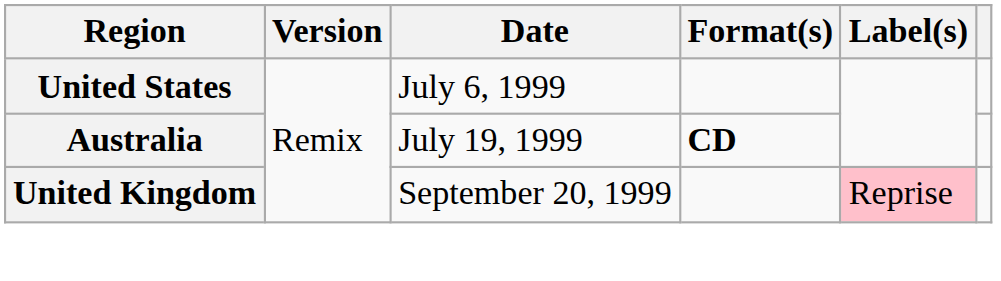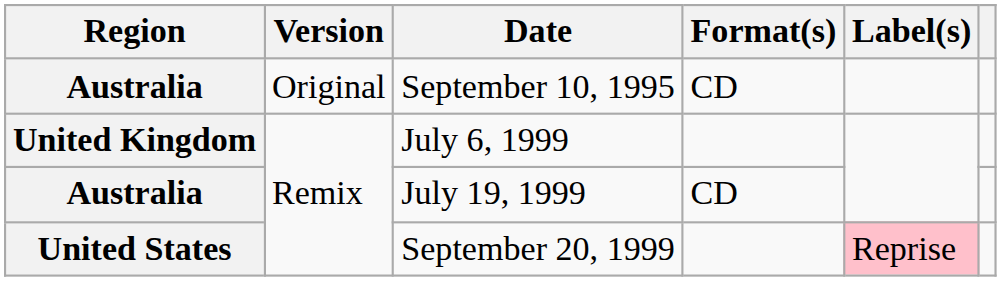+ row: (538, 85)
(135, 85) United States -> (135, 139) United Kingdom
(712, 139) bold -> (714, 193) normal
(135, 193) United Kingdom -> (135, 247) United States
